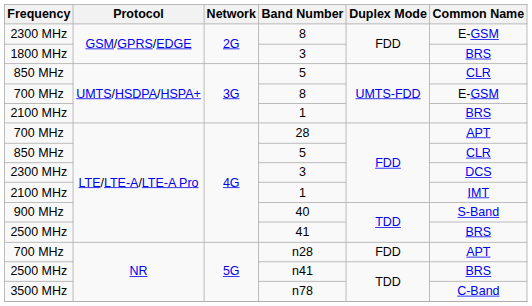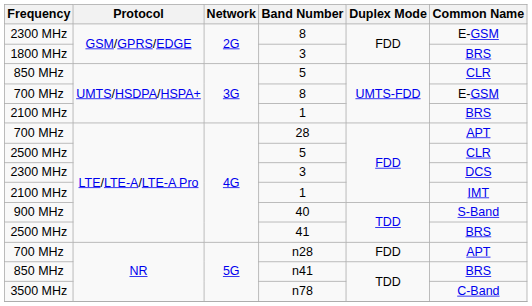(39, 152) 850 MHz -> (39, 152) 2500 MHz
(39, 271) 2500 MHz -> (39, 271) 850 MHz
